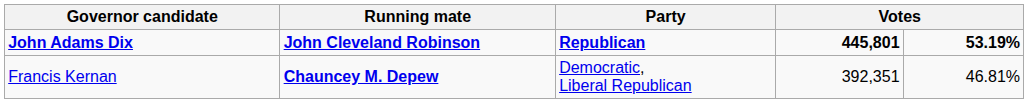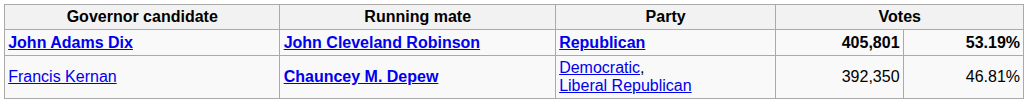(871, 42) 445,801 -> (871, 42) 405,801
(871, 76) 392,351 -> (871, 76) 392,350
